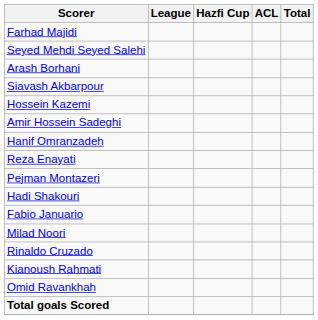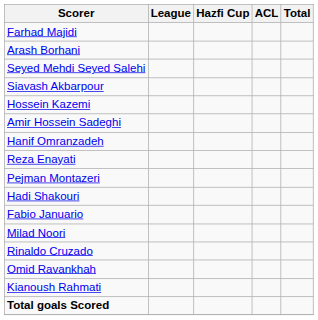rows swapped: (44, 68) <-> (76, 50)
rows swapped: (54, 269) <-> (52, 287)
